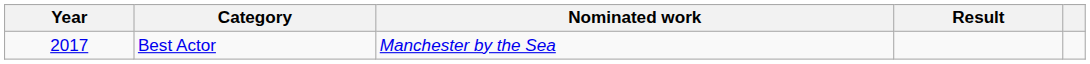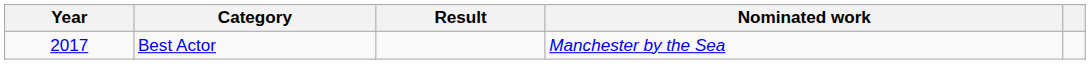columns swapped: (635, 18) <-> (978, 18)
